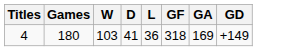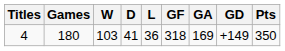+ column: (266, 14)
